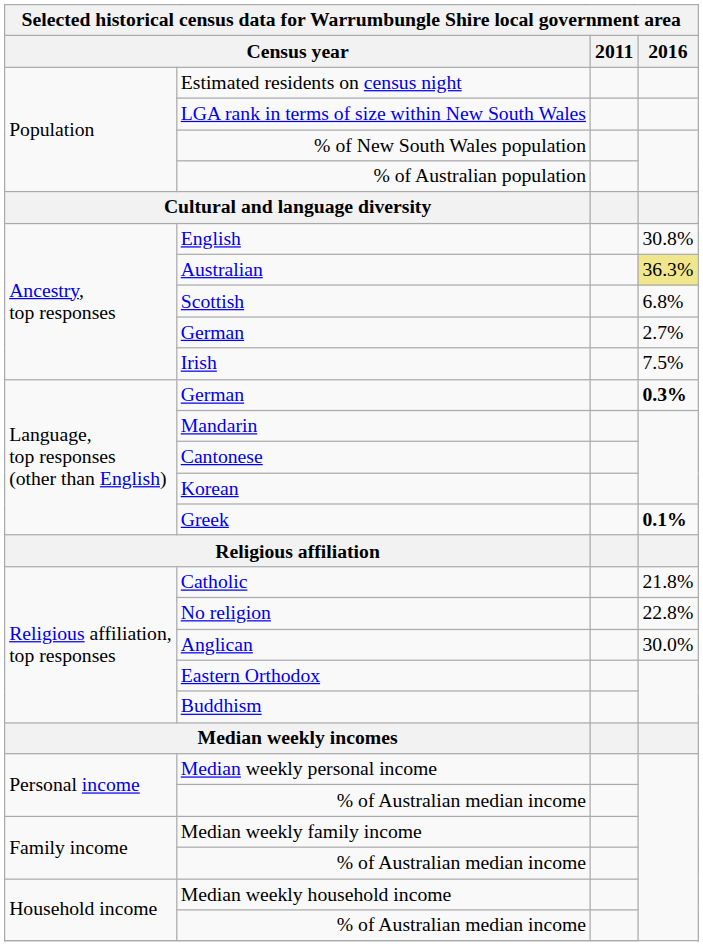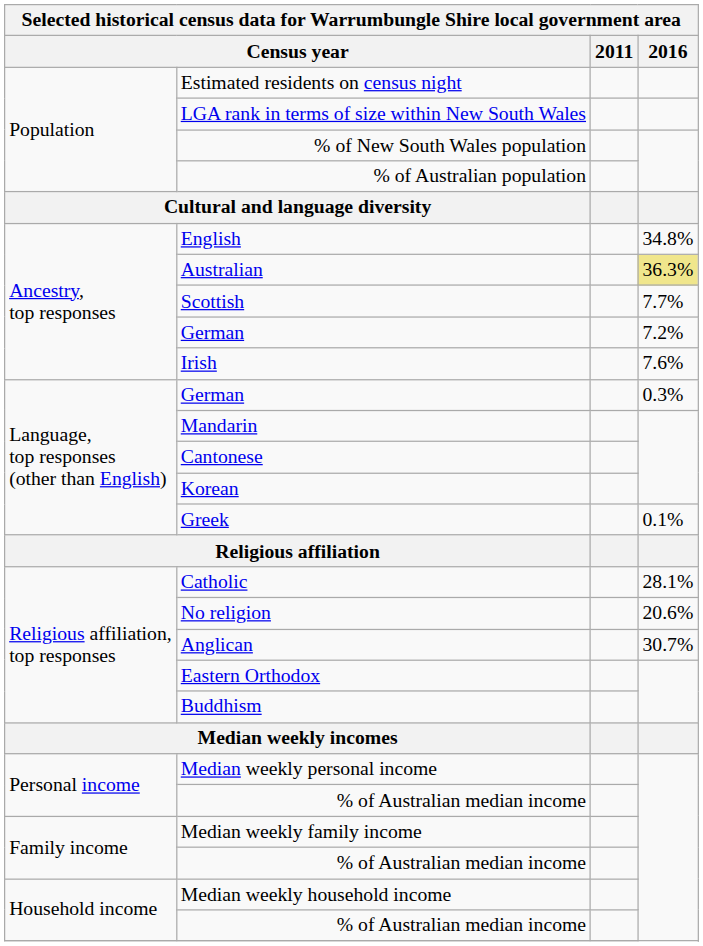(668, 238) 30.8% -> (668, 238) 34.8%
(663, 301) 6.8% -> (663, 301) 7.7%
(663, 332) 2.7% -> (663, 332) 7.2%
(663, 363) 7.5% -> (663, 363) 7.6%
(665, 394) bold -> (663, 394) normal
(665, 519) bold -> (663, 519) normal
(668, 581) 21.8% -> (668, 581) 28.1%
(668, 613) 22.8% -> (668, 613) 20.6%
(668, 644) 30.0% -> (668, 644) 30.7%
